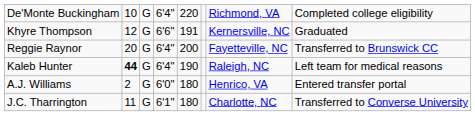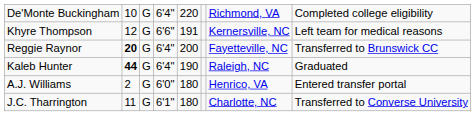(321, 31) Graduated -> (369, 31) Left team for medical reasons
(131, 48) normal -> (131, 48) bold
(369, 66) Left team for medical reasons -> (321, 66) Graduated
